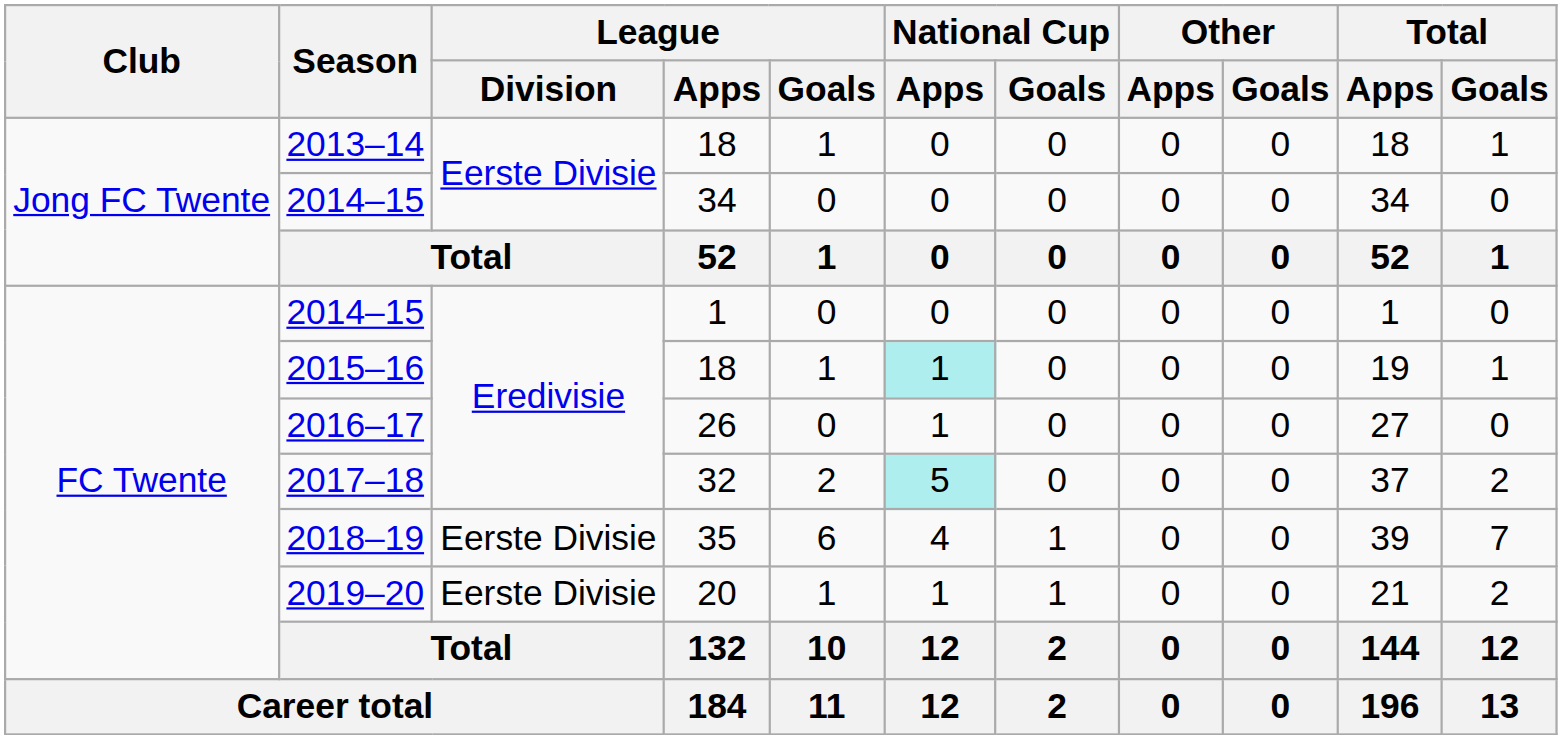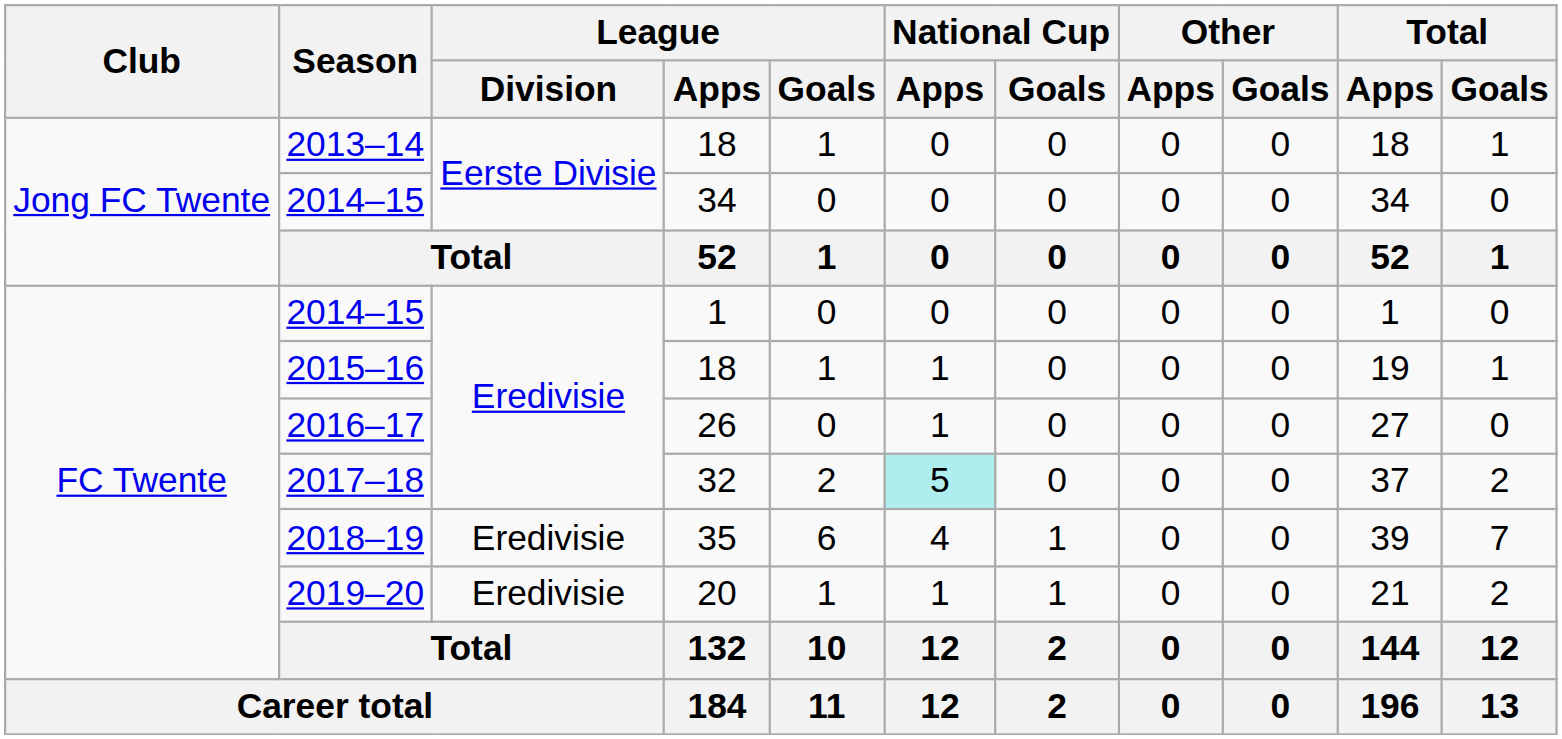(940, 369) paleturquoise background -> (940, 369) no background
(548, 537) Eerste Divisie -> (548, 537) Eredivisie
(548, 593) Eerste Divisie -> (548, 593) Eredivisie
